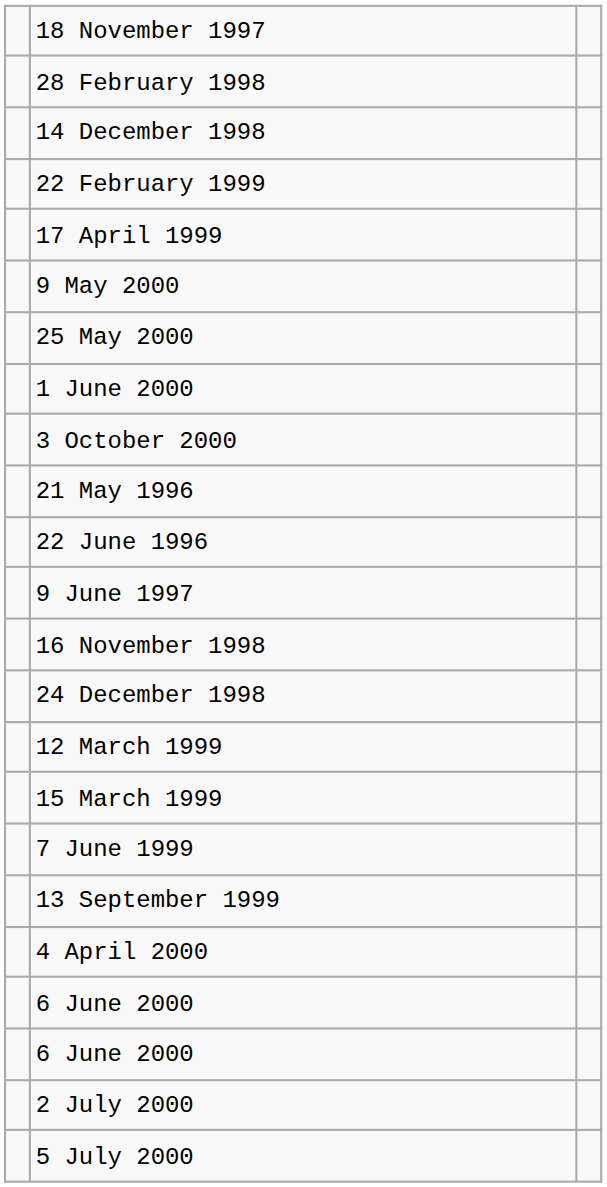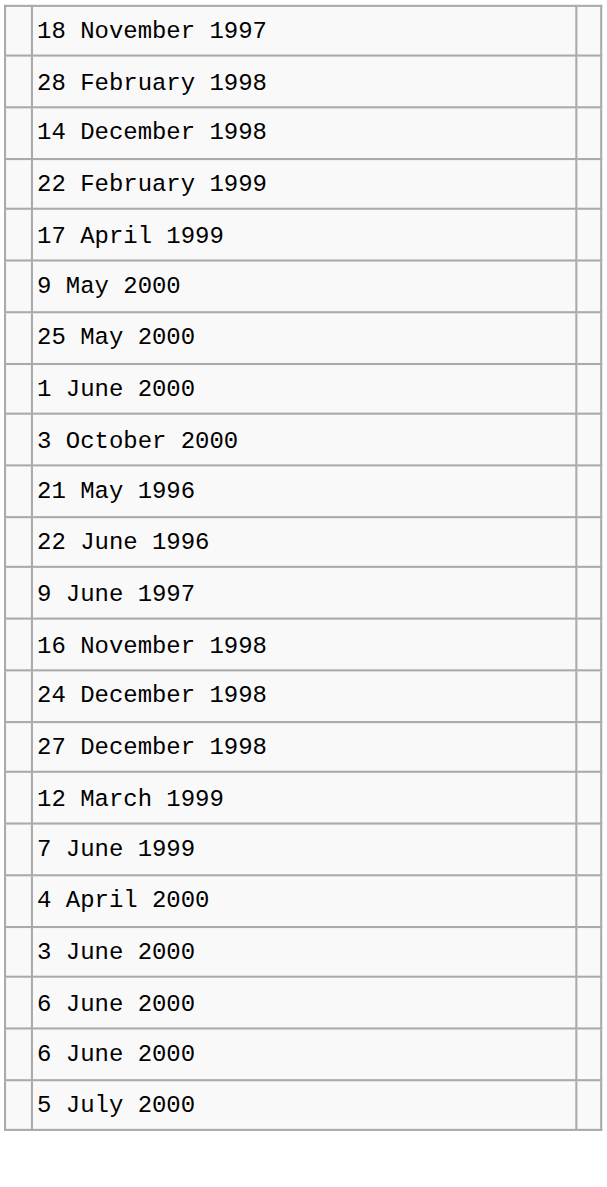+ row: (18, 747)
- row: (17, 798)
- row: (17, 900)
+ row: (18, 952)
- row: (17, 1105)
